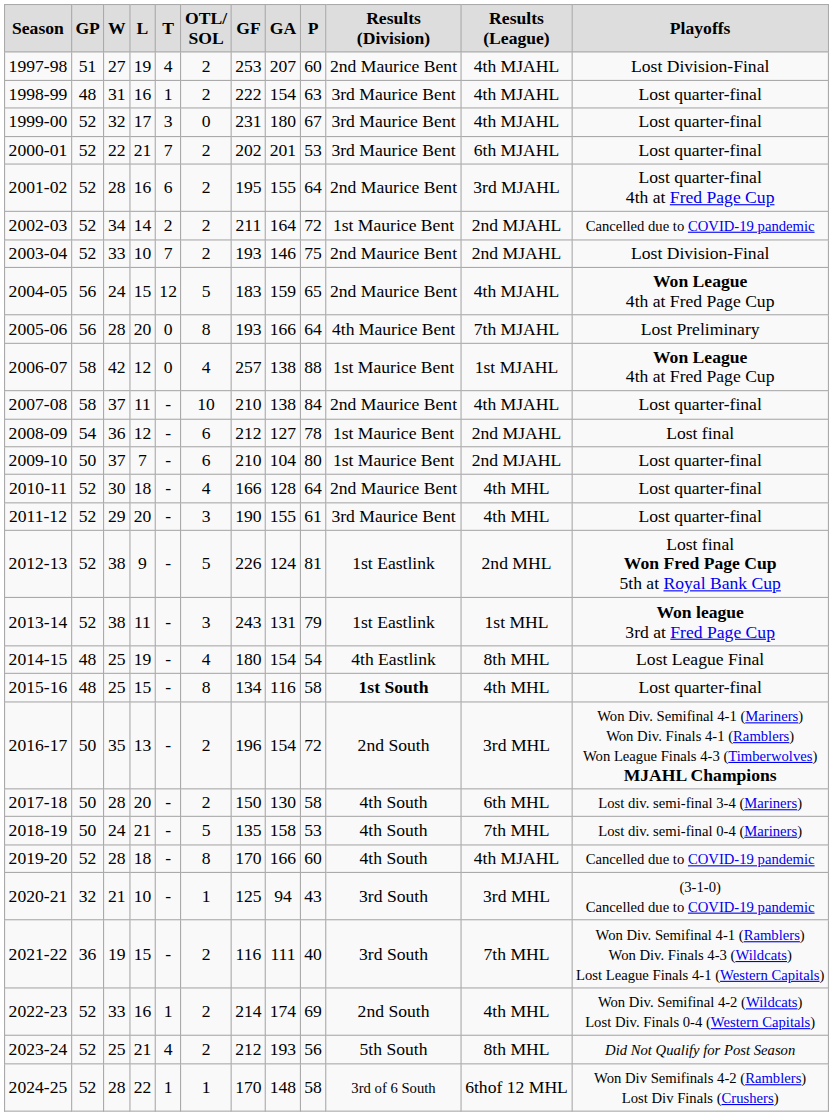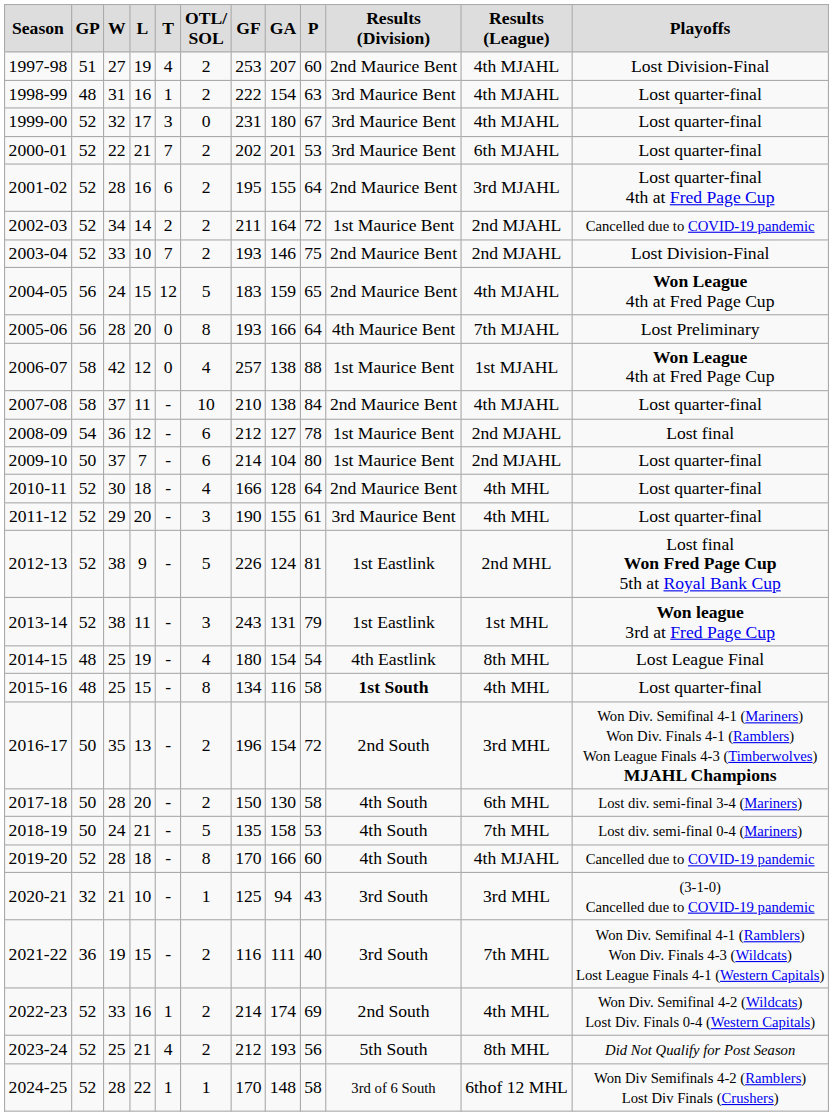(248, 460) 210 -> (248, 460) 214
